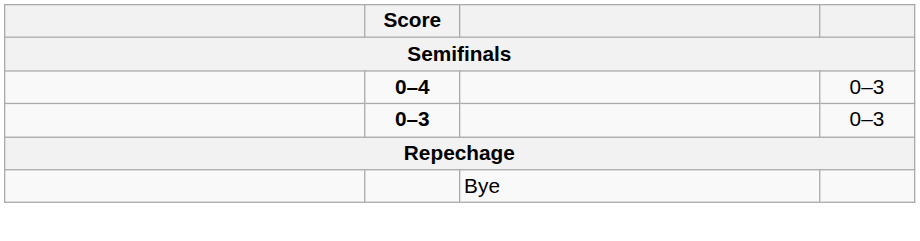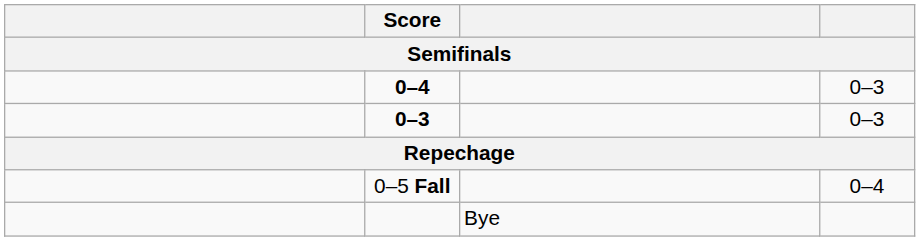+ row: (412, 185)
